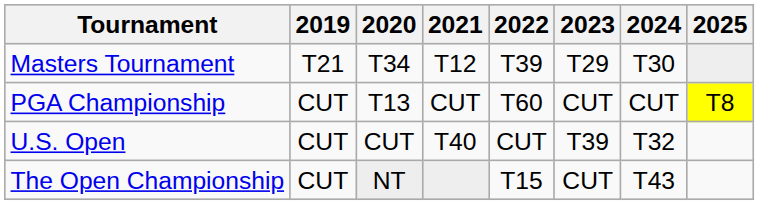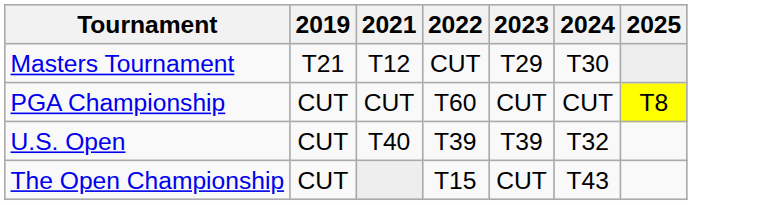- column: (389, 24)
(521, 63) T39 -> (455, 63) CUT
(521, 141) CUT -> (455, 141) T39
